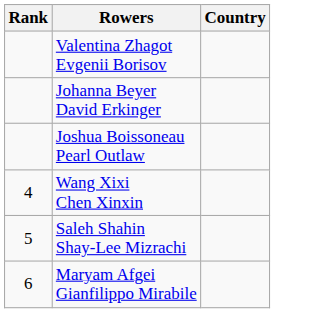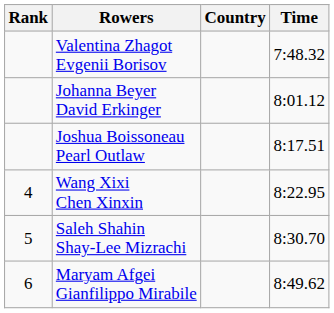+ column: (299, 17)
